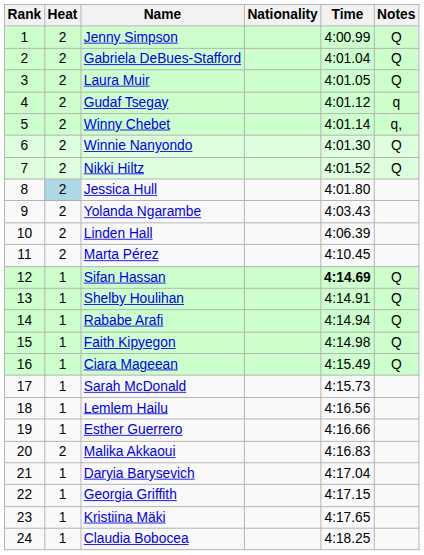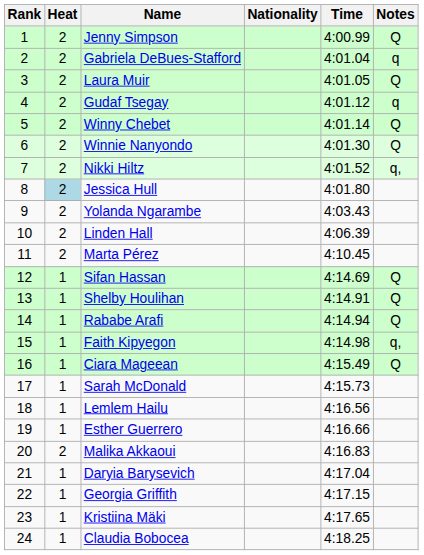(396, 59) Q -> (395, 59) q
(396, 124) q, -> (395, 124) Q
(396, 168) Q -> (395, 168) q,
(347, 277) bold -> (347, 277) normal
(396, 342) Q -> (395, 342) q,
